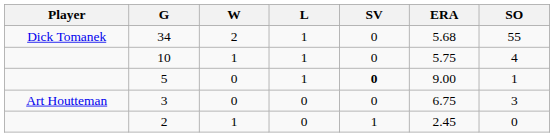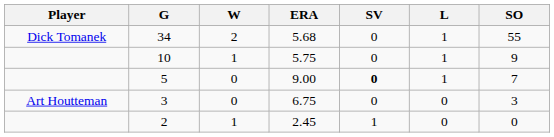columns swapped: (304, 15) <-> (444, 15)
(514, 57) 4 -> (514, 57) 9
(514, 79) 1 -> (514, 79) 7
